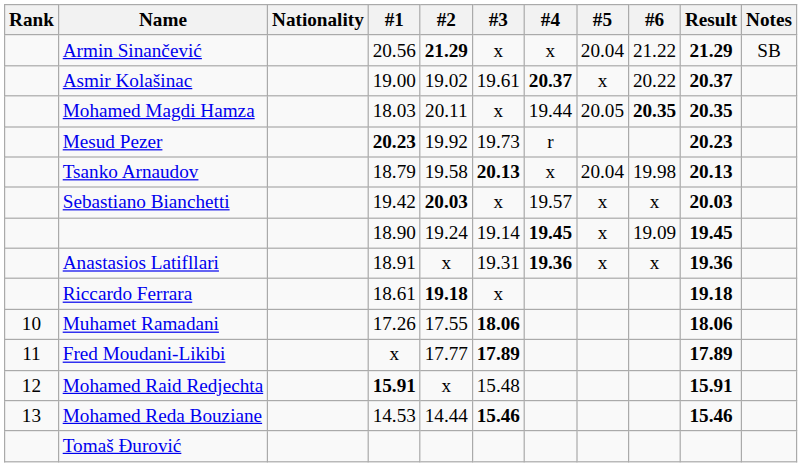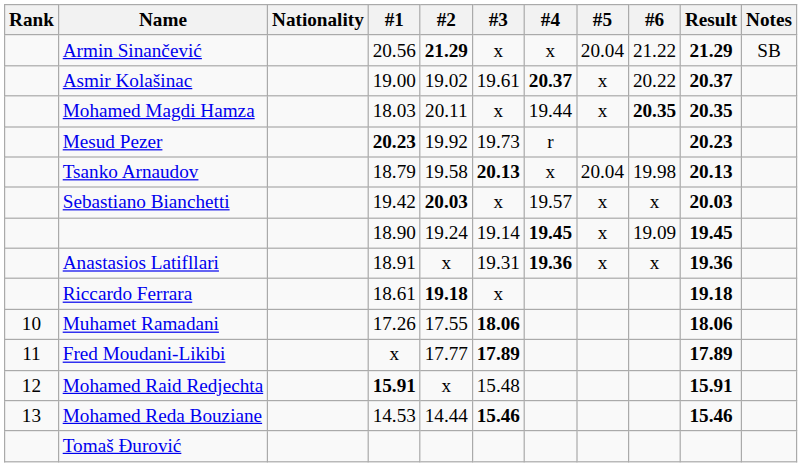(602, 111) 20.05 -> (602, 111) x
